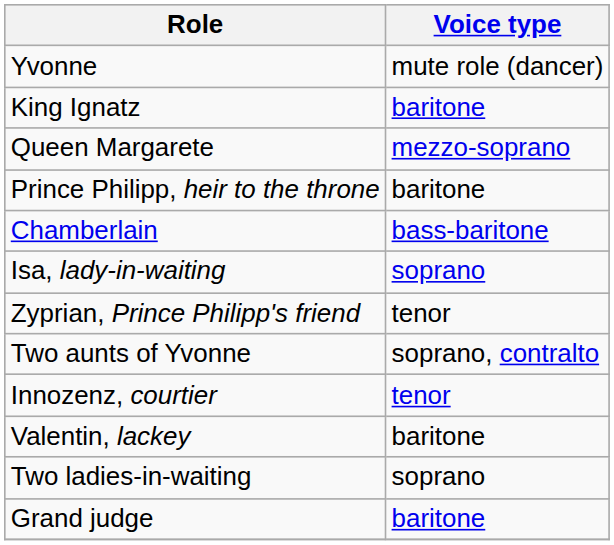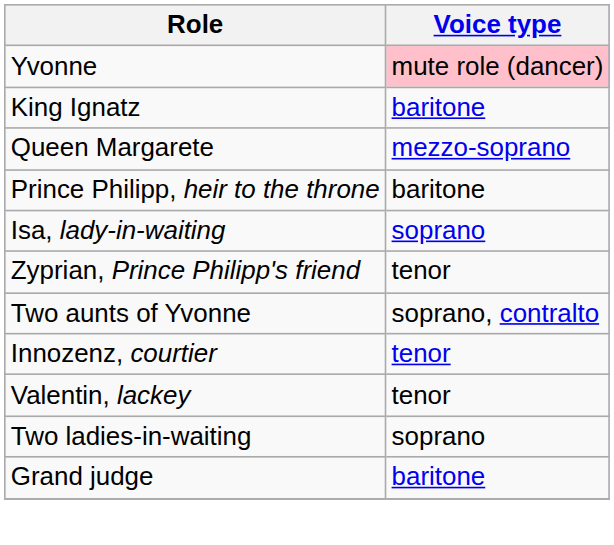(497, 66) no background -> (497, 66) pink background
- row: (84, 230)
(438, 436) baritone -> (421, 395) tenor
